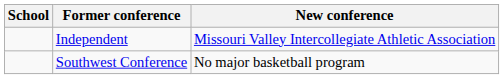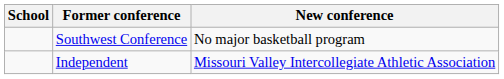rows swapped: (92, 39) <-> (121, 62)
